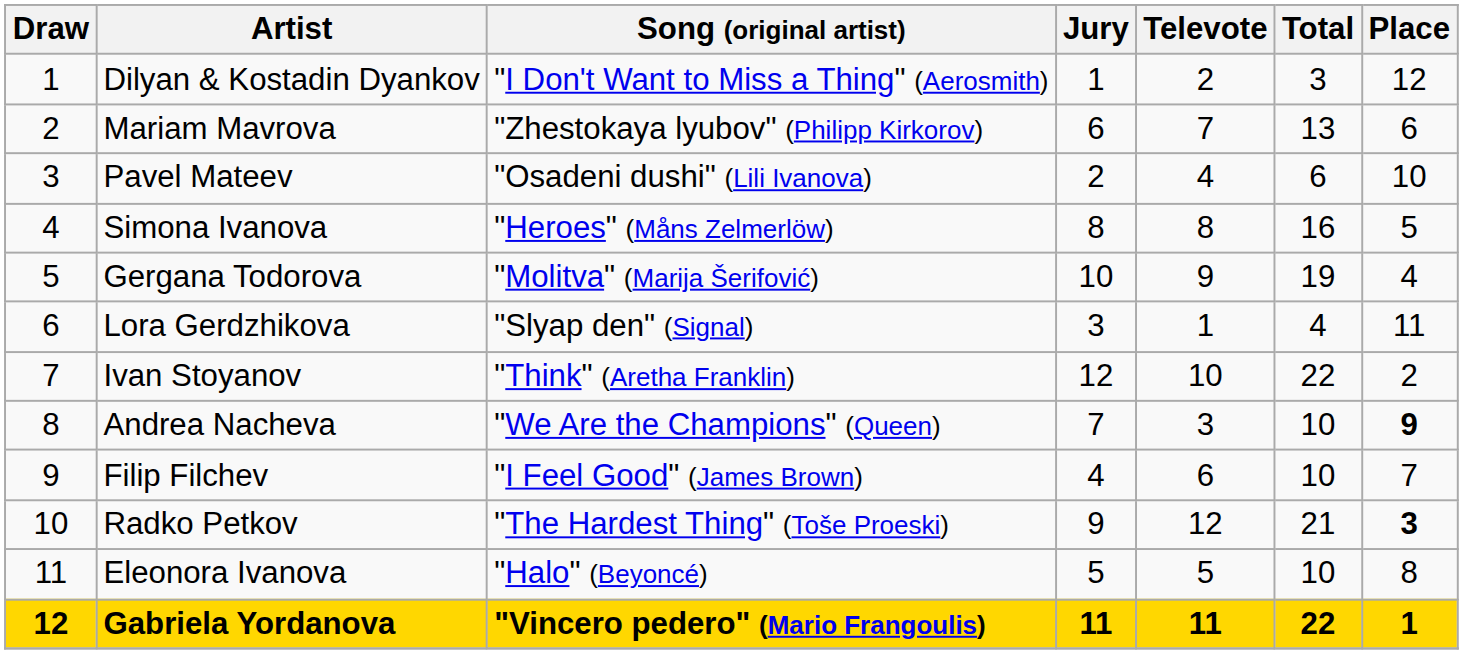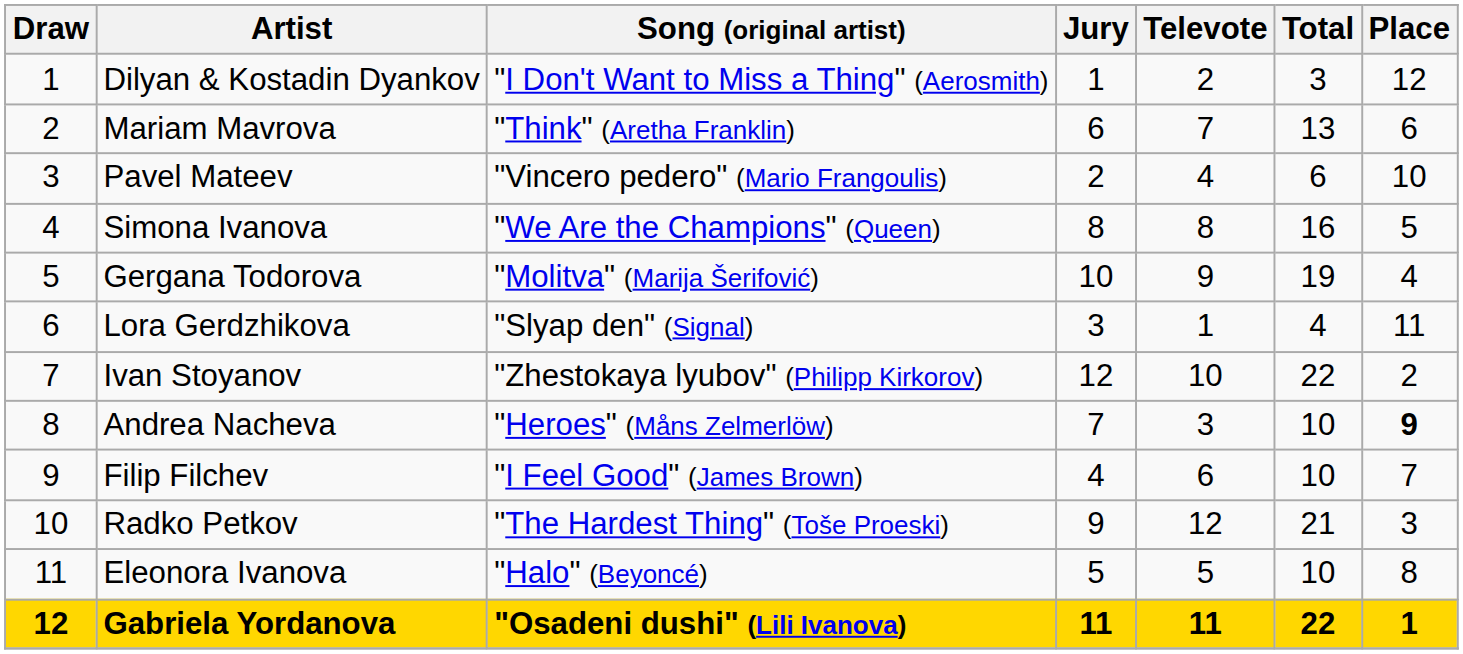(739, 128) "Zhestokaya lyubov" (Philipp Kirkorov) -> (645, 128) "Think" (Aretha Franklin)
(683, 177) "Osadeni dushi" (Lili Ivanova) -> (721, 177) "Vincero pedero" (Mario Frangoulis)
(664, 227) "Heroes" (Måns Zelmerlöw) -> (717, 227) "We Are the Champions" (Queen)
(645, 375) "Think" (Aretha Franklin) -> (739, 375) "Zhestokaya lyubov" (Philipp Kirkorov)
(717, 425) "We Are the Champions" (Queen) -> (664, 425) "Heroes" (Måns Zelmerlöw)
(1409, 524) bold -> (1409, 524) normal
(740, 623) "Vincero pedero" (Mario Frangoulis) -> (700, 623) "Osadeni dushi" (Lili Ivanova)
